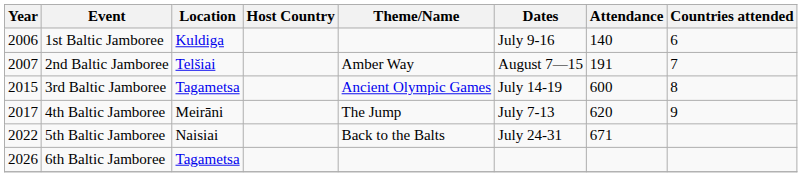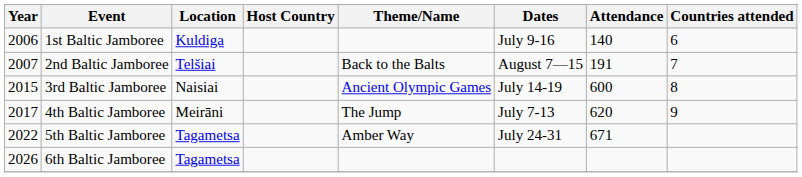(378, 64) Amber Way -> (393, 64) Back to the Balts
(208, 87) Tagametsa -> (197, 87) Naisiai
(197, 135) Naisiai -> (208, 135) Tagametsa
(393, 135) Back to the Balts -> (378, 135) Amber Way
